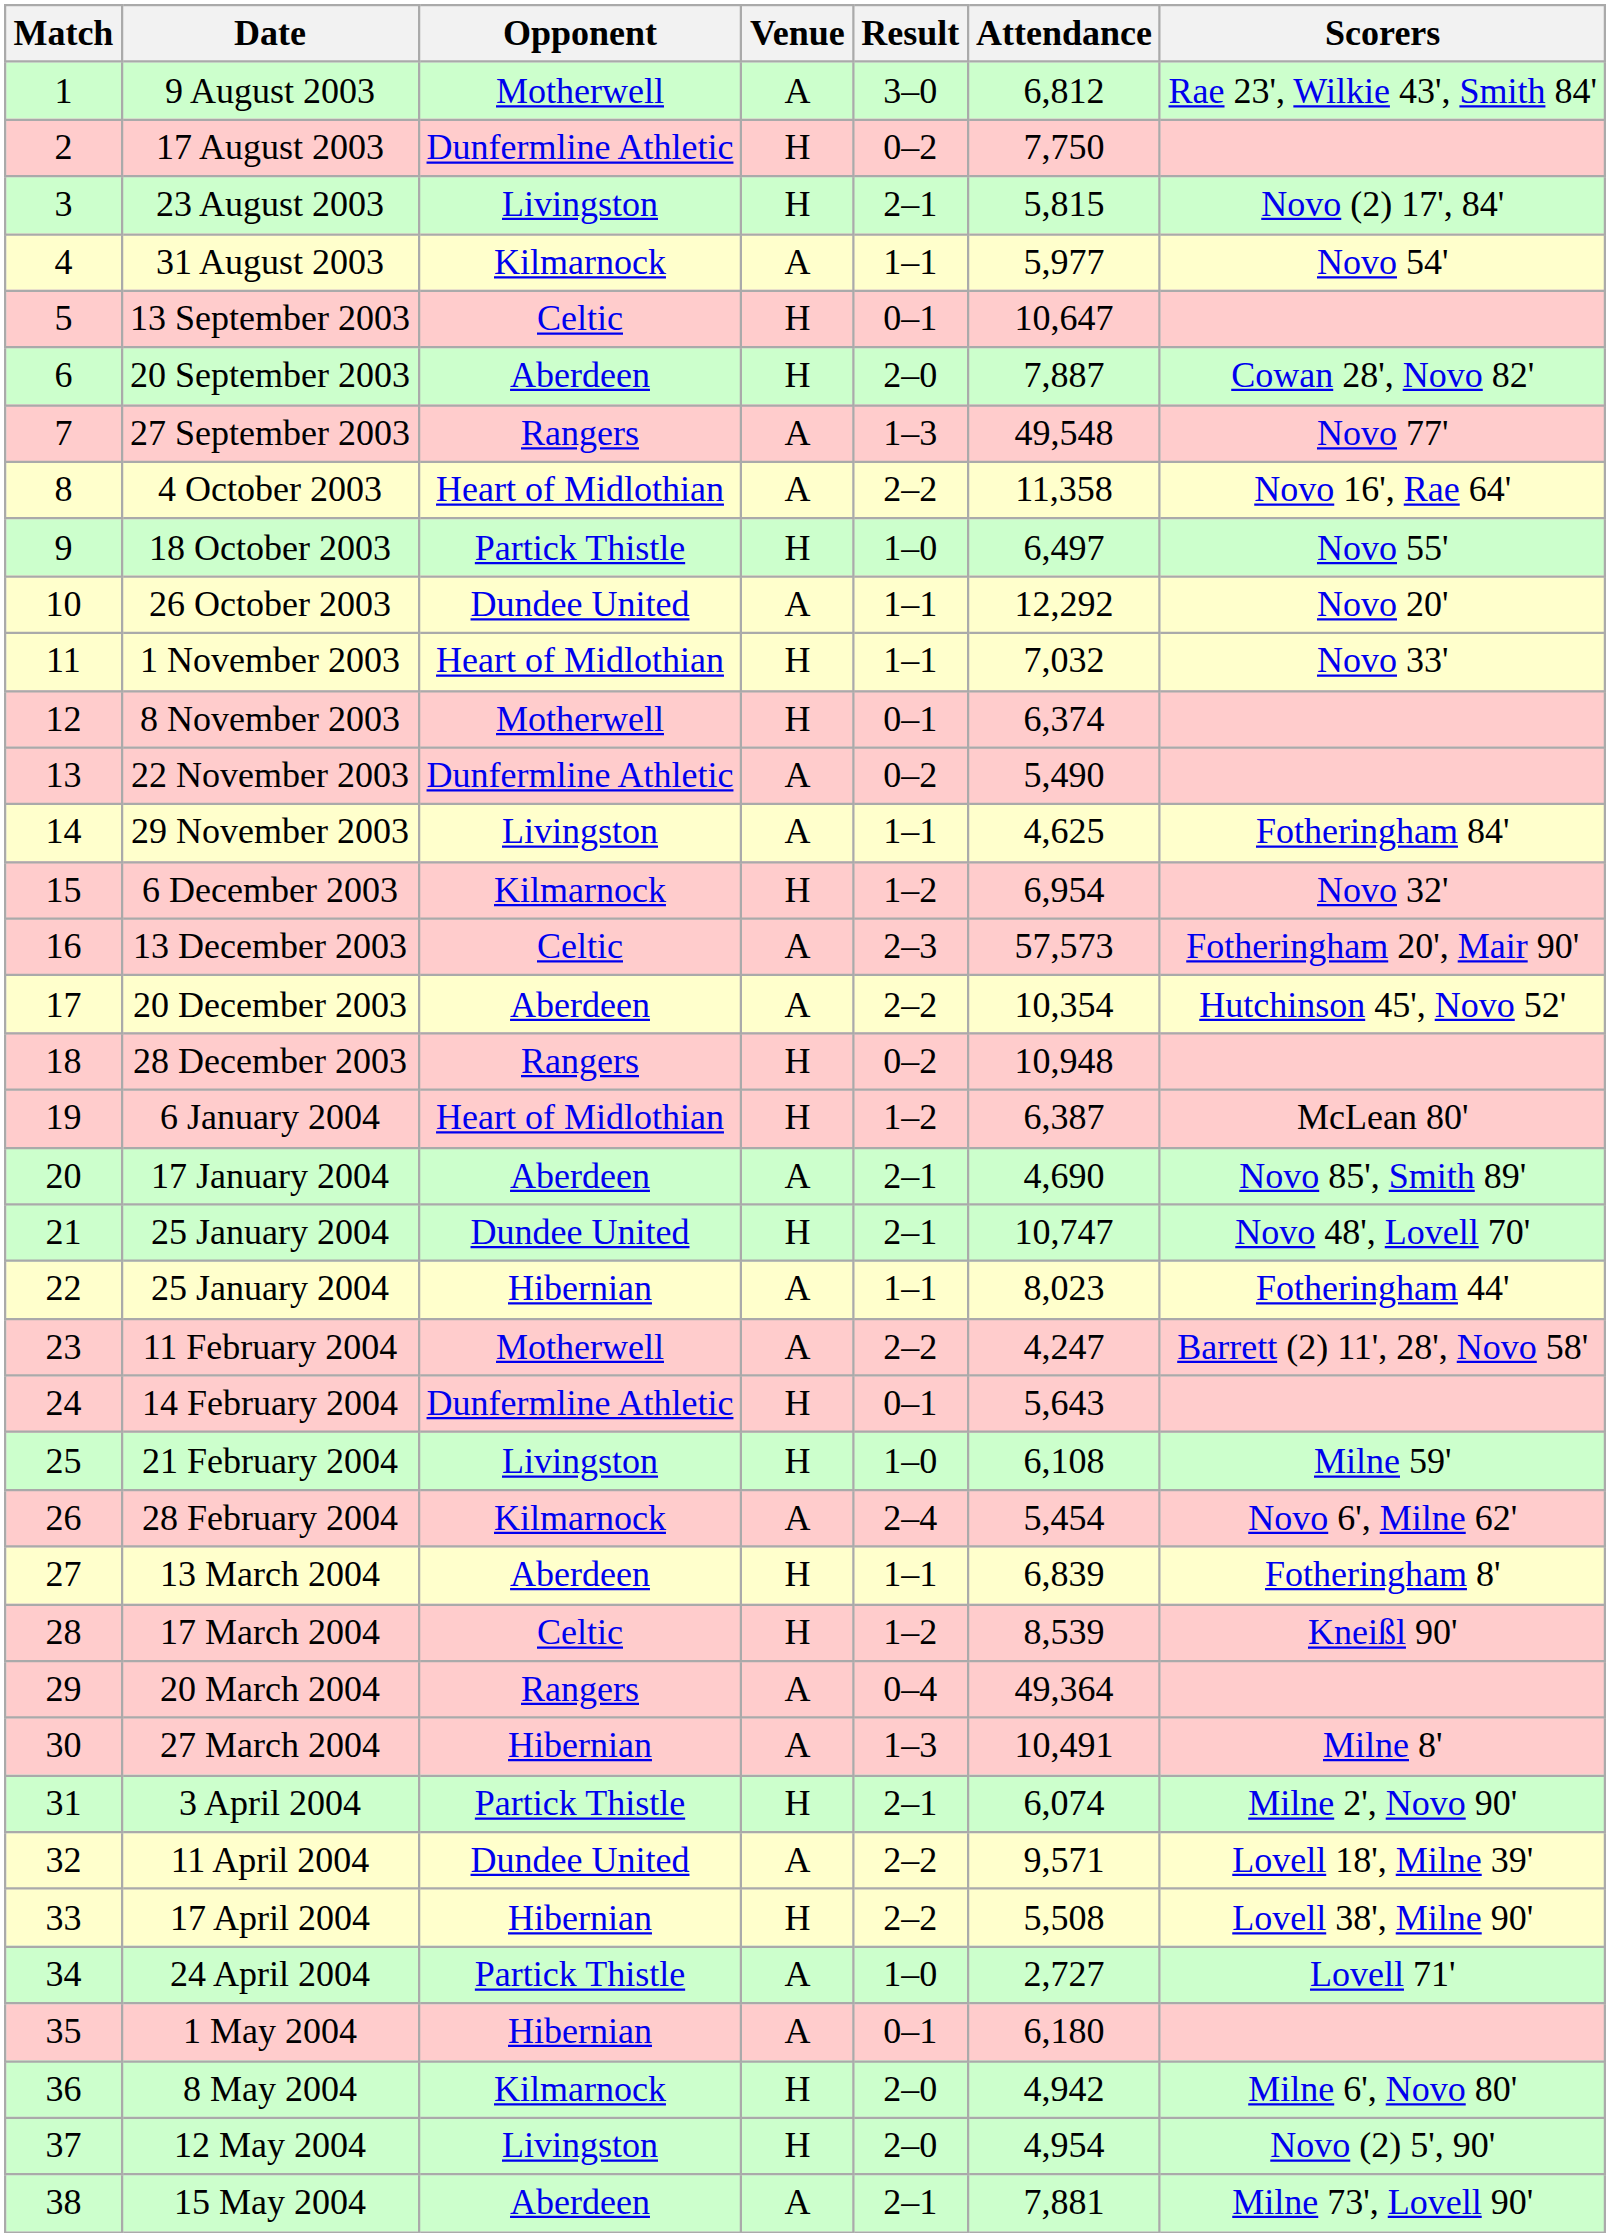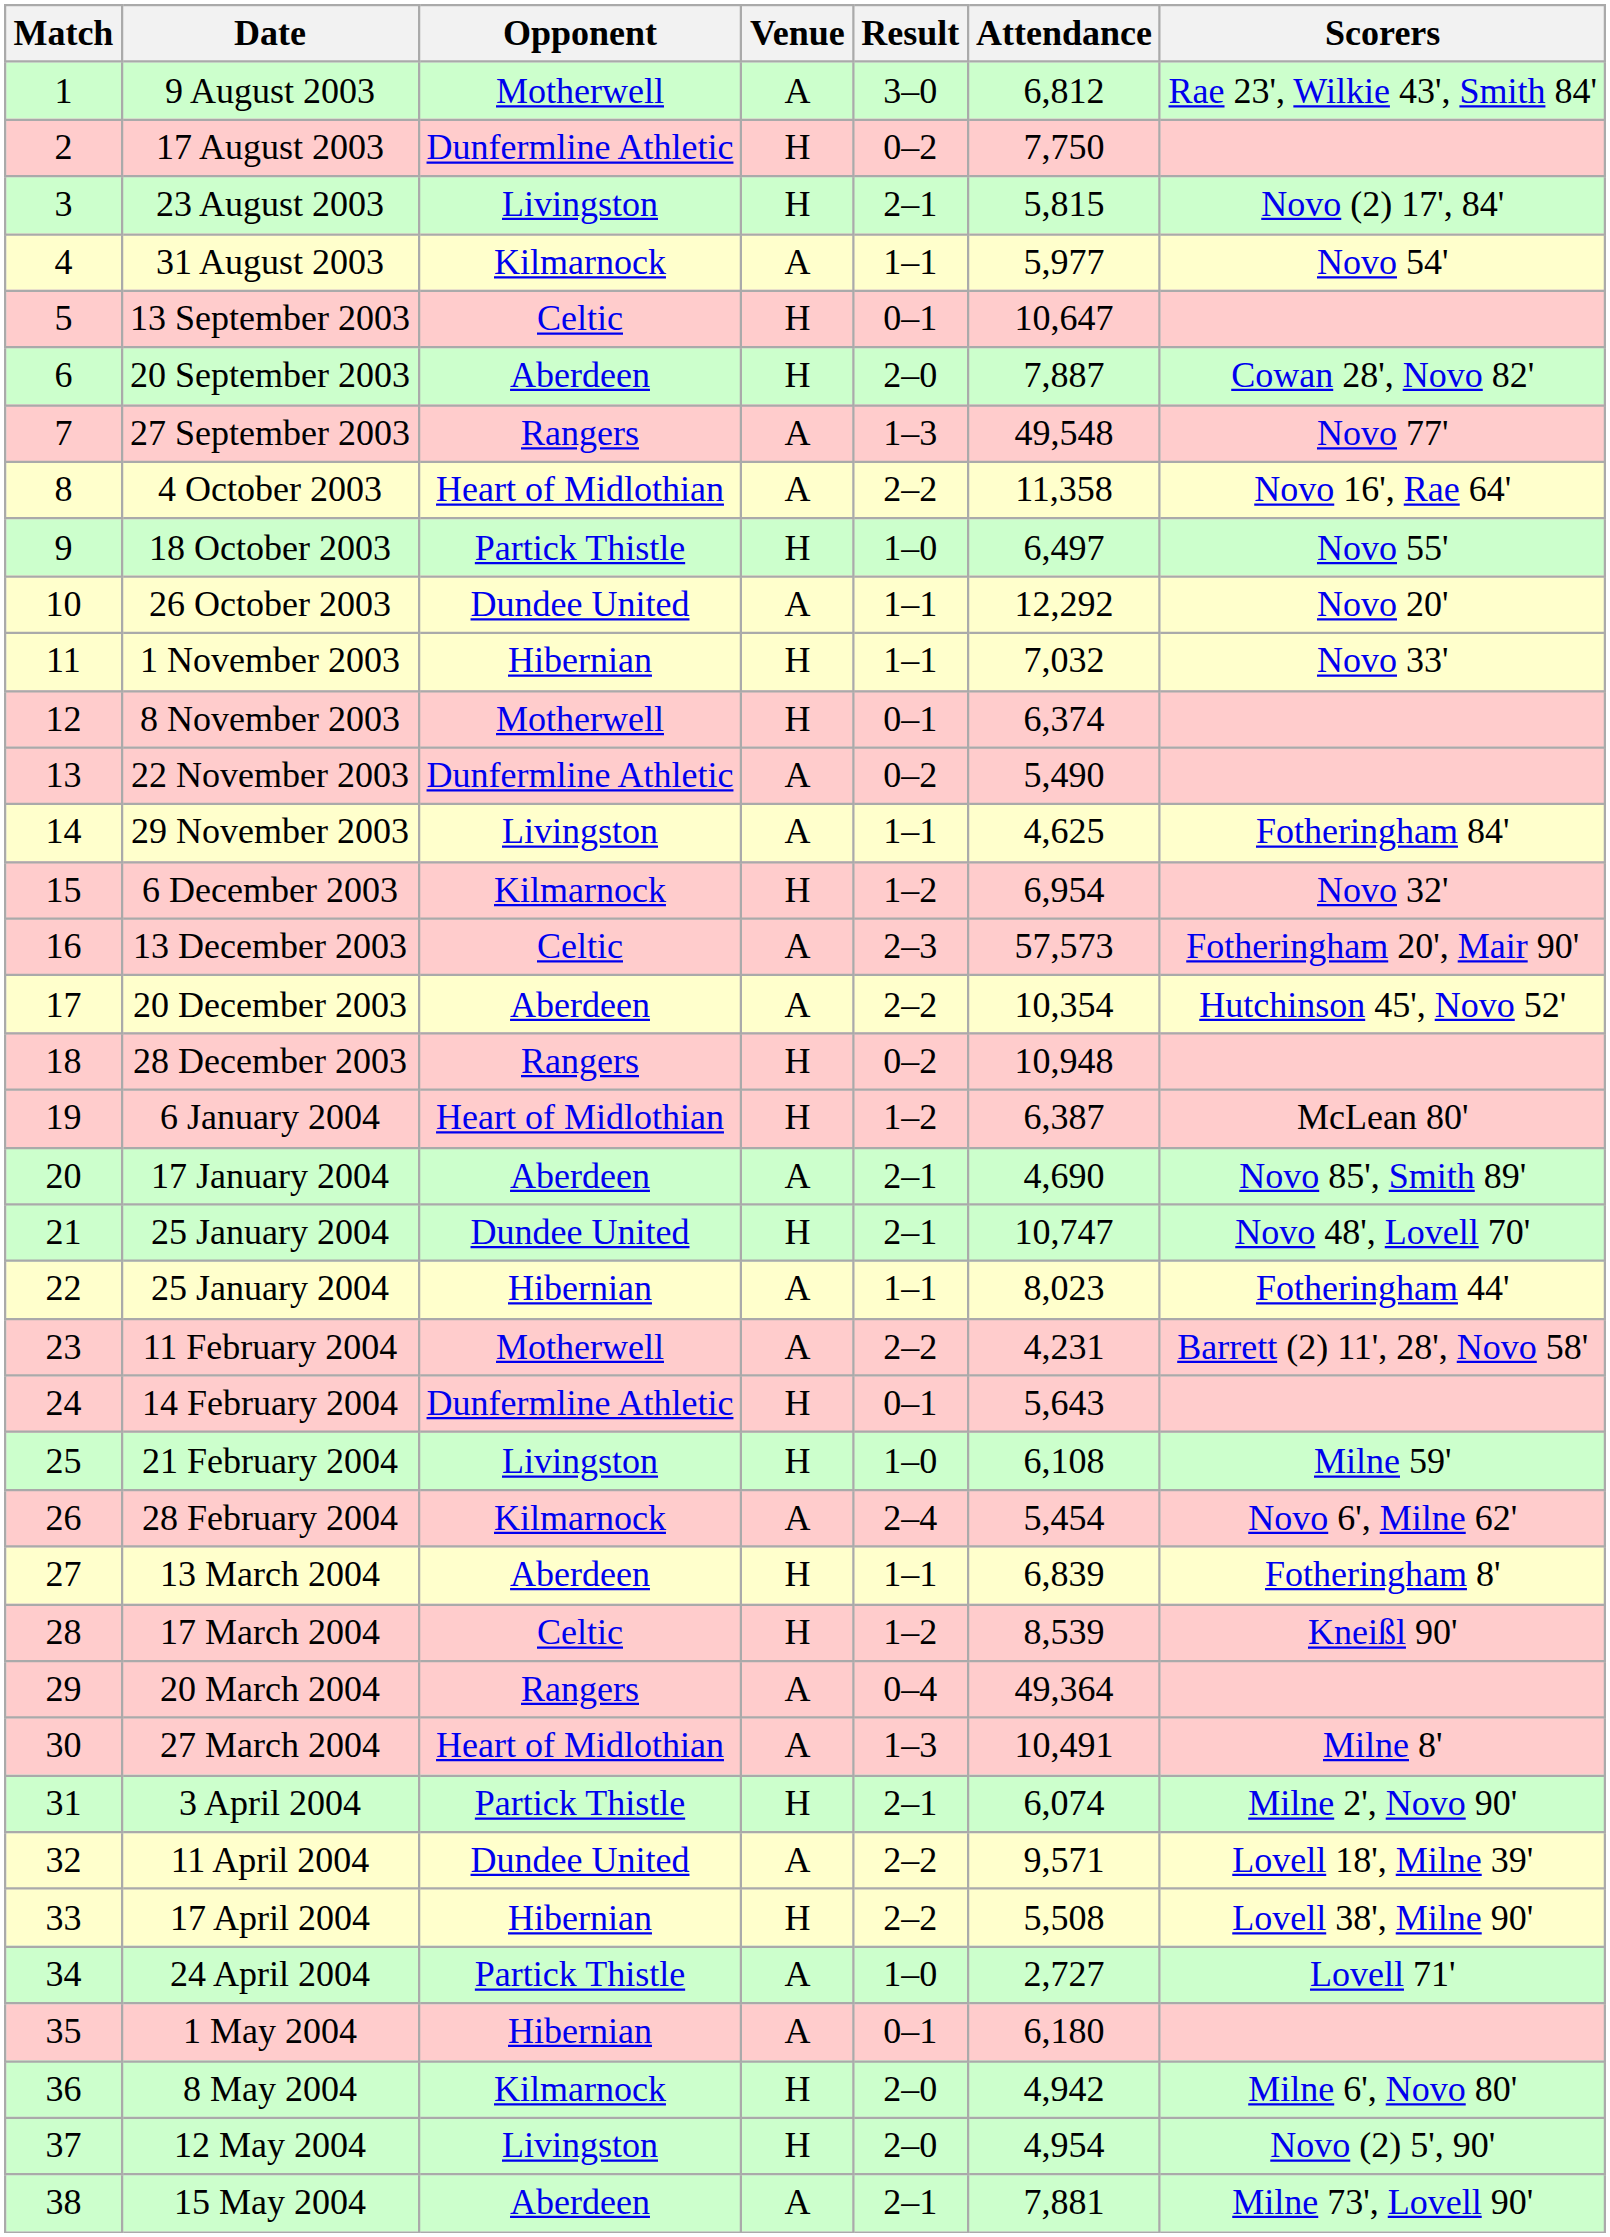(580, 661) Heart of Midlothian -> (580, 661) Hibernian
(1064, 1346) 4,247 -> (1064, 1346) 4,231
(580, 1745) Hibernian -> (580, 1745) Heart of Midlothian
